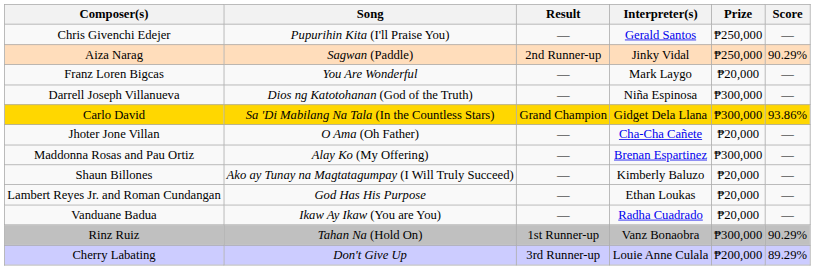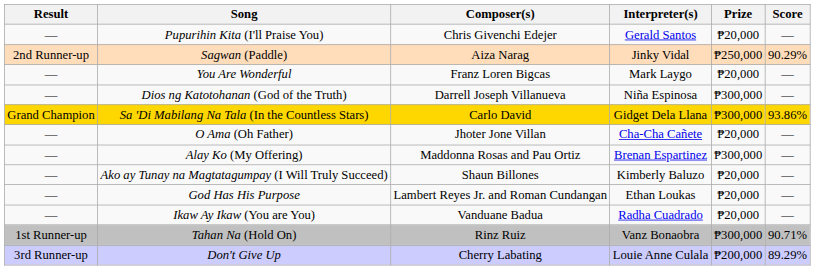columns swapped: (563, 14) <-> (114, 14)
(738, 34) ₱250,000 -> (738, 34) ₱20,000
(788, 235) 90.29% -> (788, 235) 90.71%
